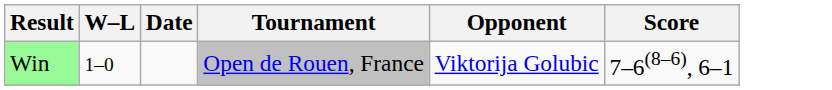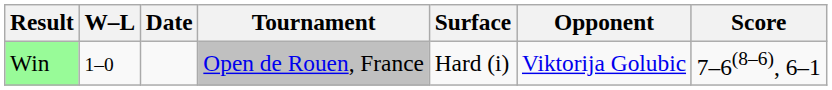+ column: (473, 23)
